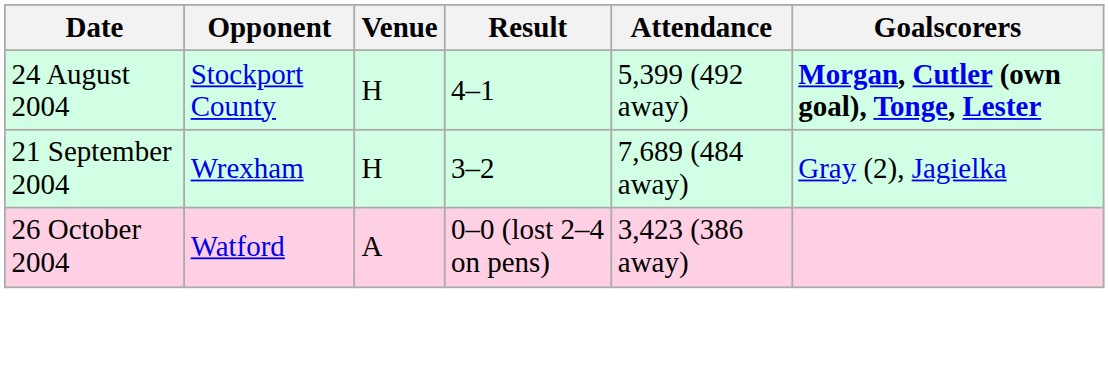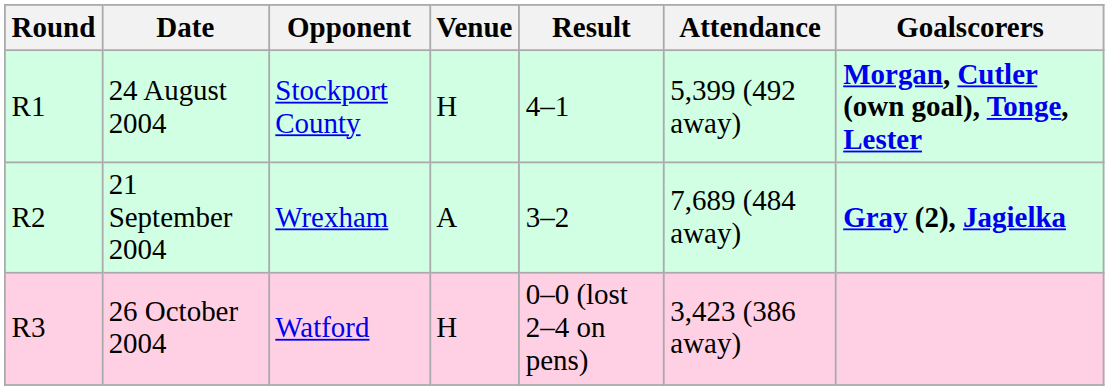+ column: (53, 27)
(372, 168) H -> (447, 217) A
(902, 168) normal -> (955, 217) bold
(372, 246) A -> (447, 328) H
